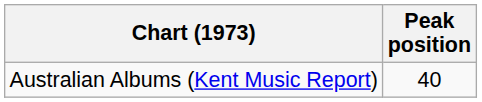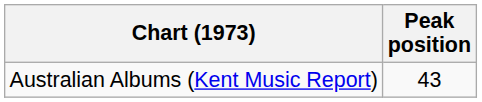(429, 79) 40 -> (429, 79) 43
